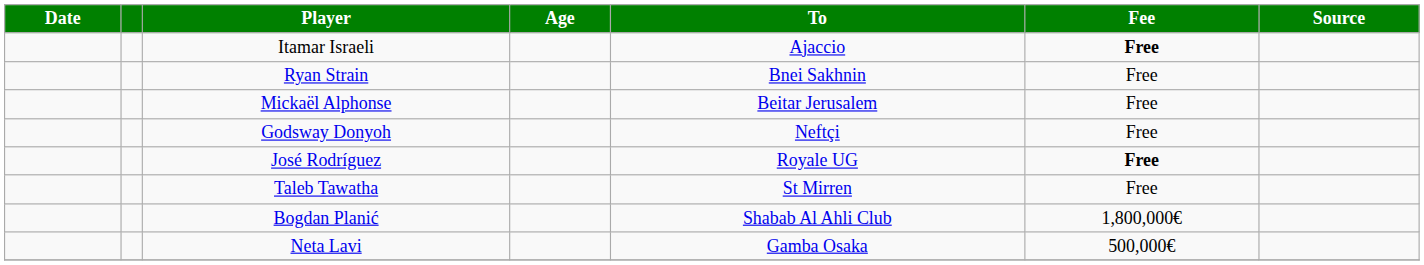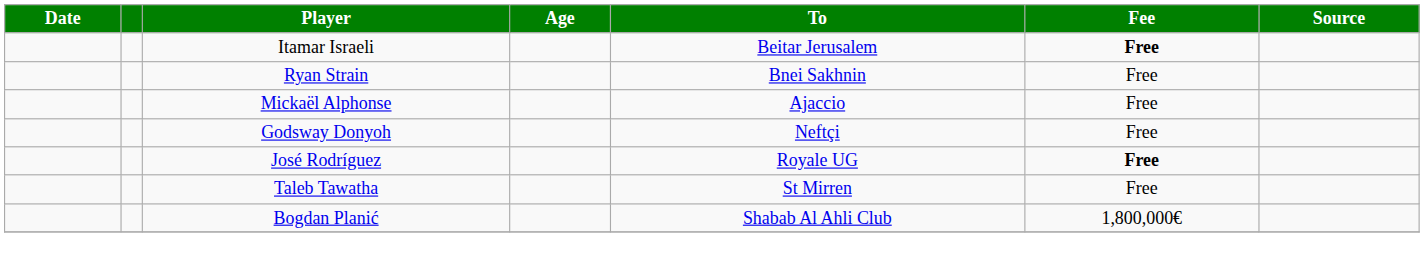(817, 47) Ajaccio -> (817, 47) Beitar Jerusalem
(817, 103) Beitar Jerusalem -> (817, 103) Ajaccio
- row: (326, 246)
